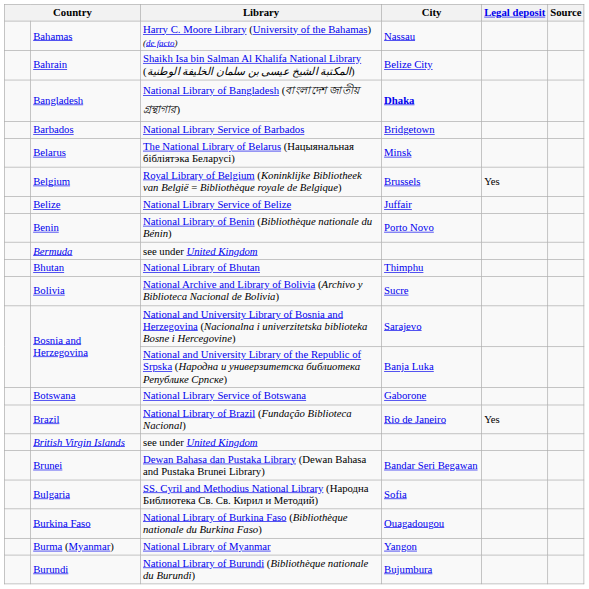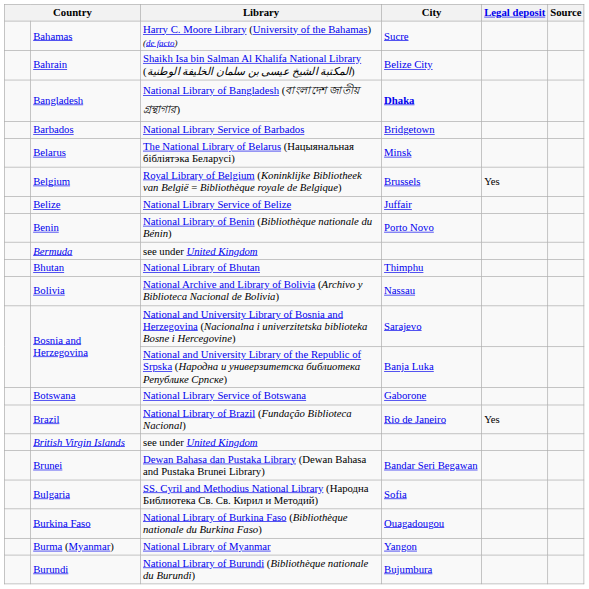(400, 36) Nassau -> (396, 36) Sucre
(396, 291) Sucre -> (400, 291) Nassau
